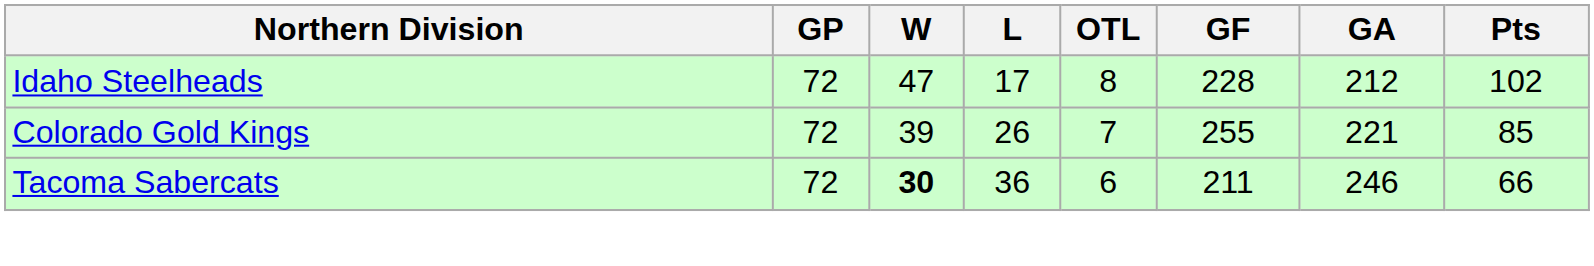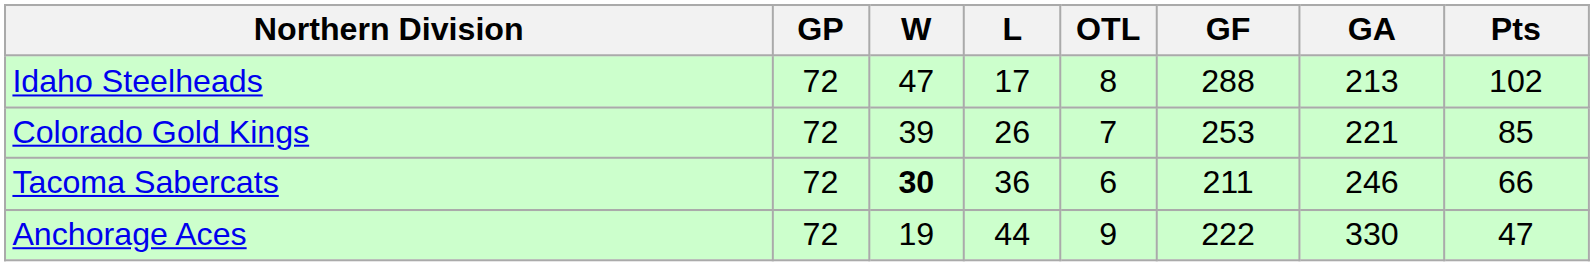(1228, 81) 228 -> (1228, 81) 288
(1372, 81) 212 -> (1372, 81) 213
(1228, 132) 255 -> (1228, 132) 253
+ row: (130, 234)
